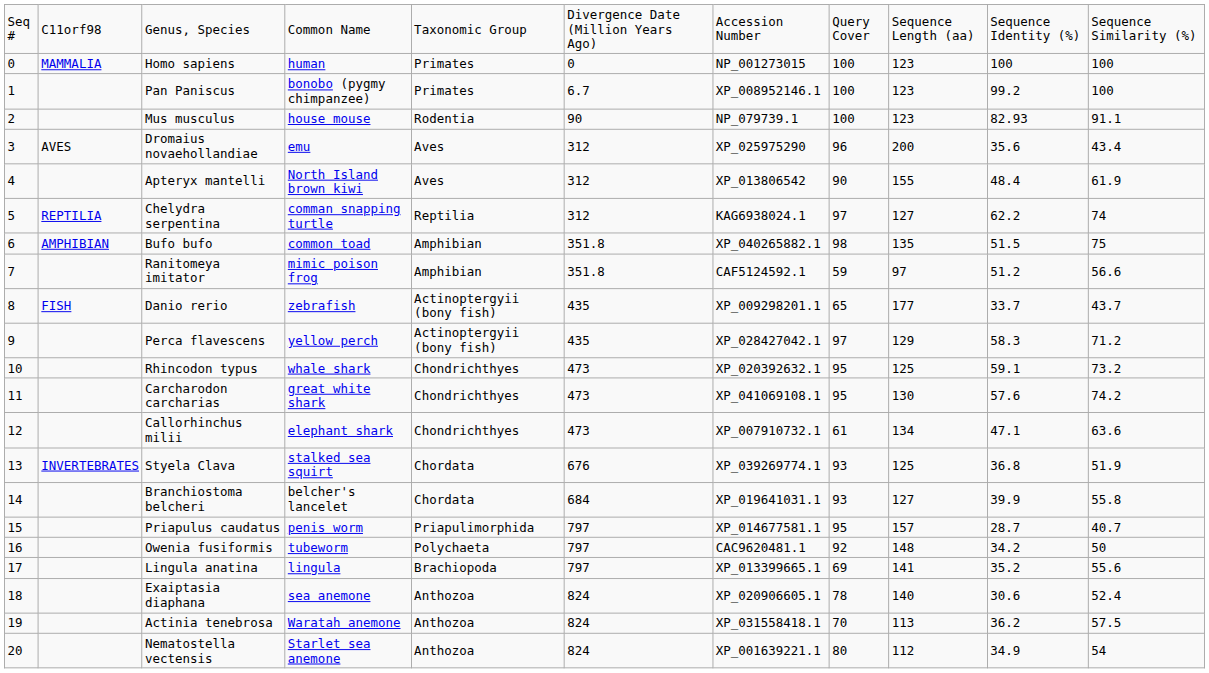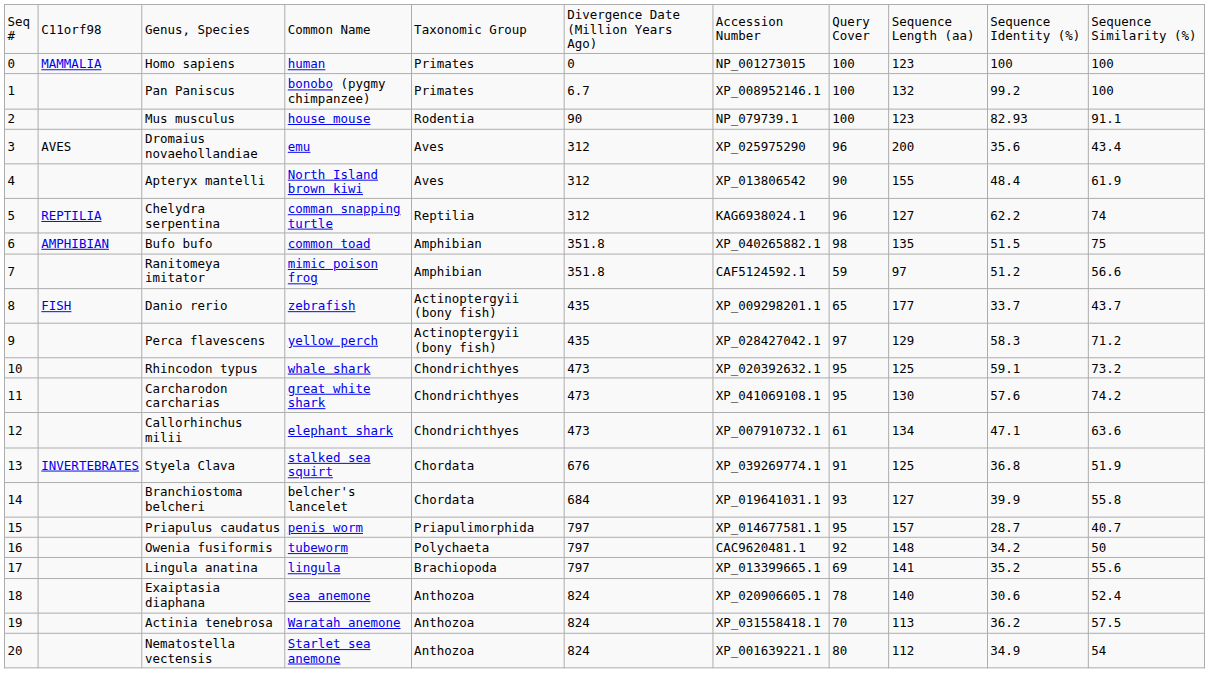(903, 91) 123 -> (903, 91) 132
(840, 216) 97 -> (840, 216) 96
(840, 465) 93 -> (840, 465) 91
